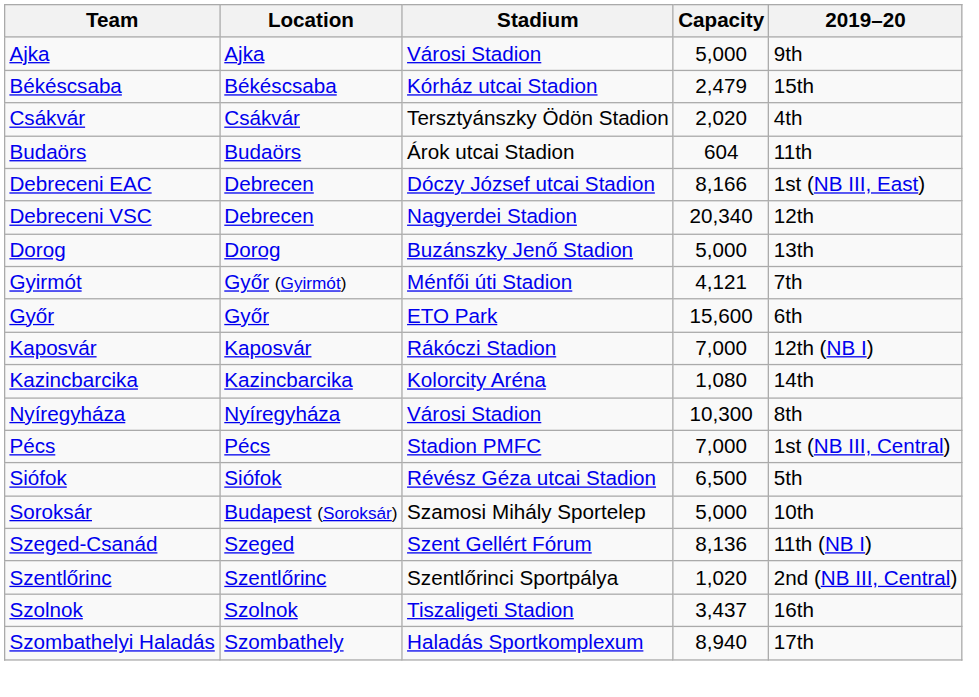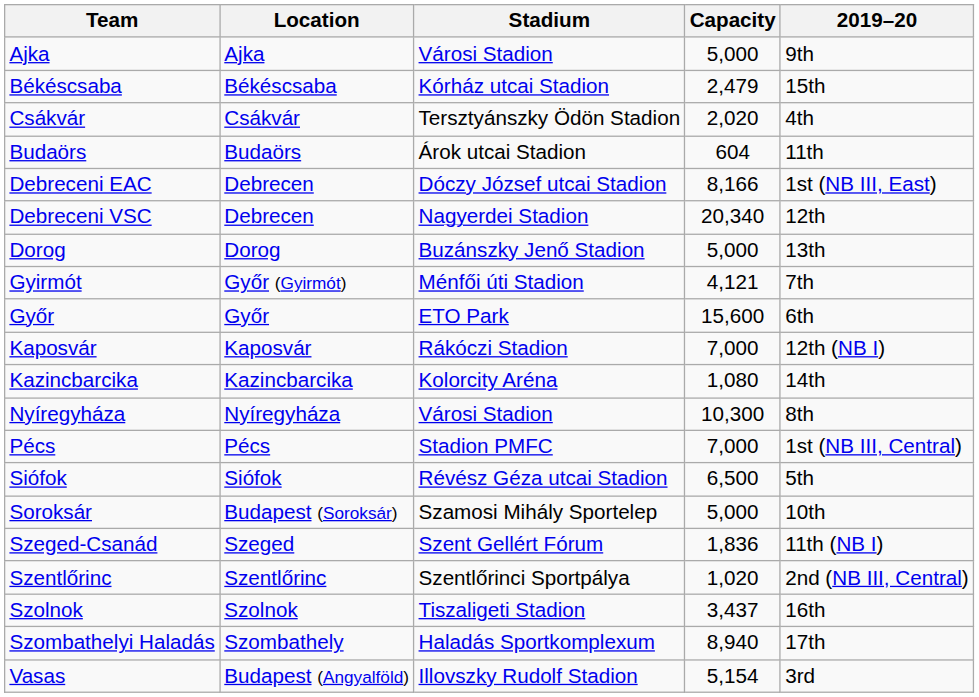(721, 544) 8,136 -> (733, 544) 1,836
+ row: (37, 675)
